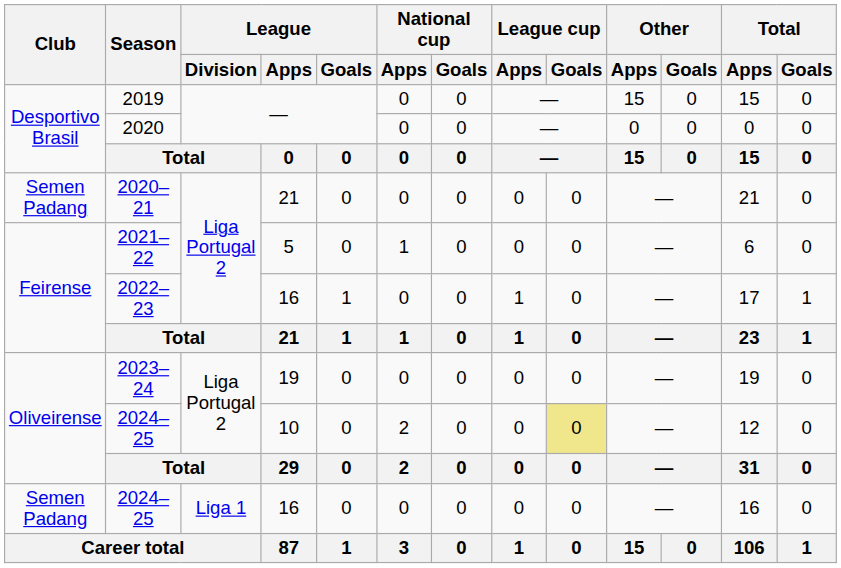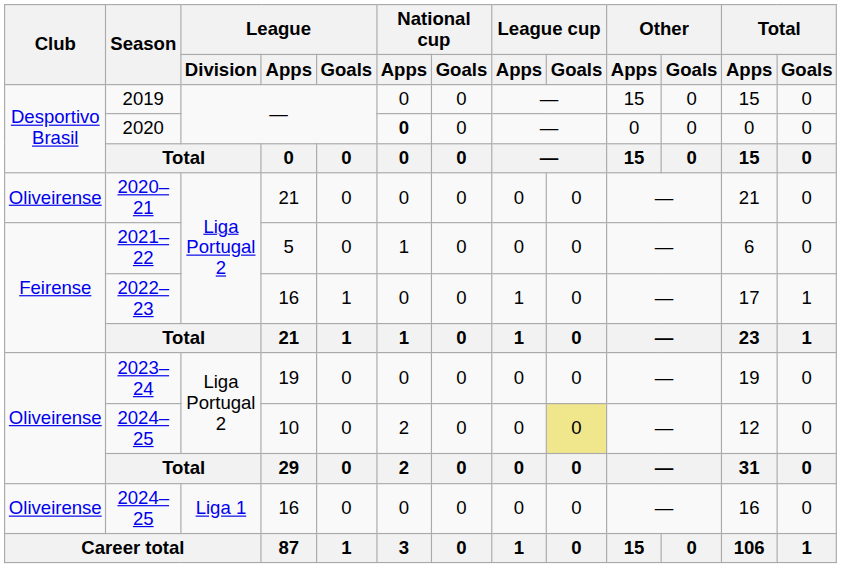(404, 128) normal -> (404, 128) bold
(55, 197) Semen Padang -> (55, 197) Oliveirense
(55, 508) Semen Padang -> (55, 508) Oliveirense
